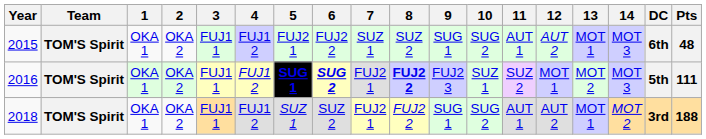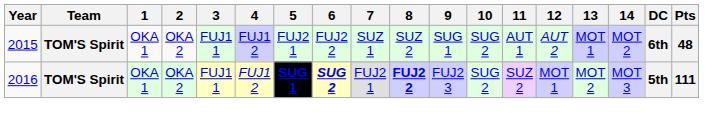(627, 43) MOT 3 -> (627, 43) MOT 2
(485, 79) SUZ 1 -> (485, 79) SUG 2
- row: (23, 115)
